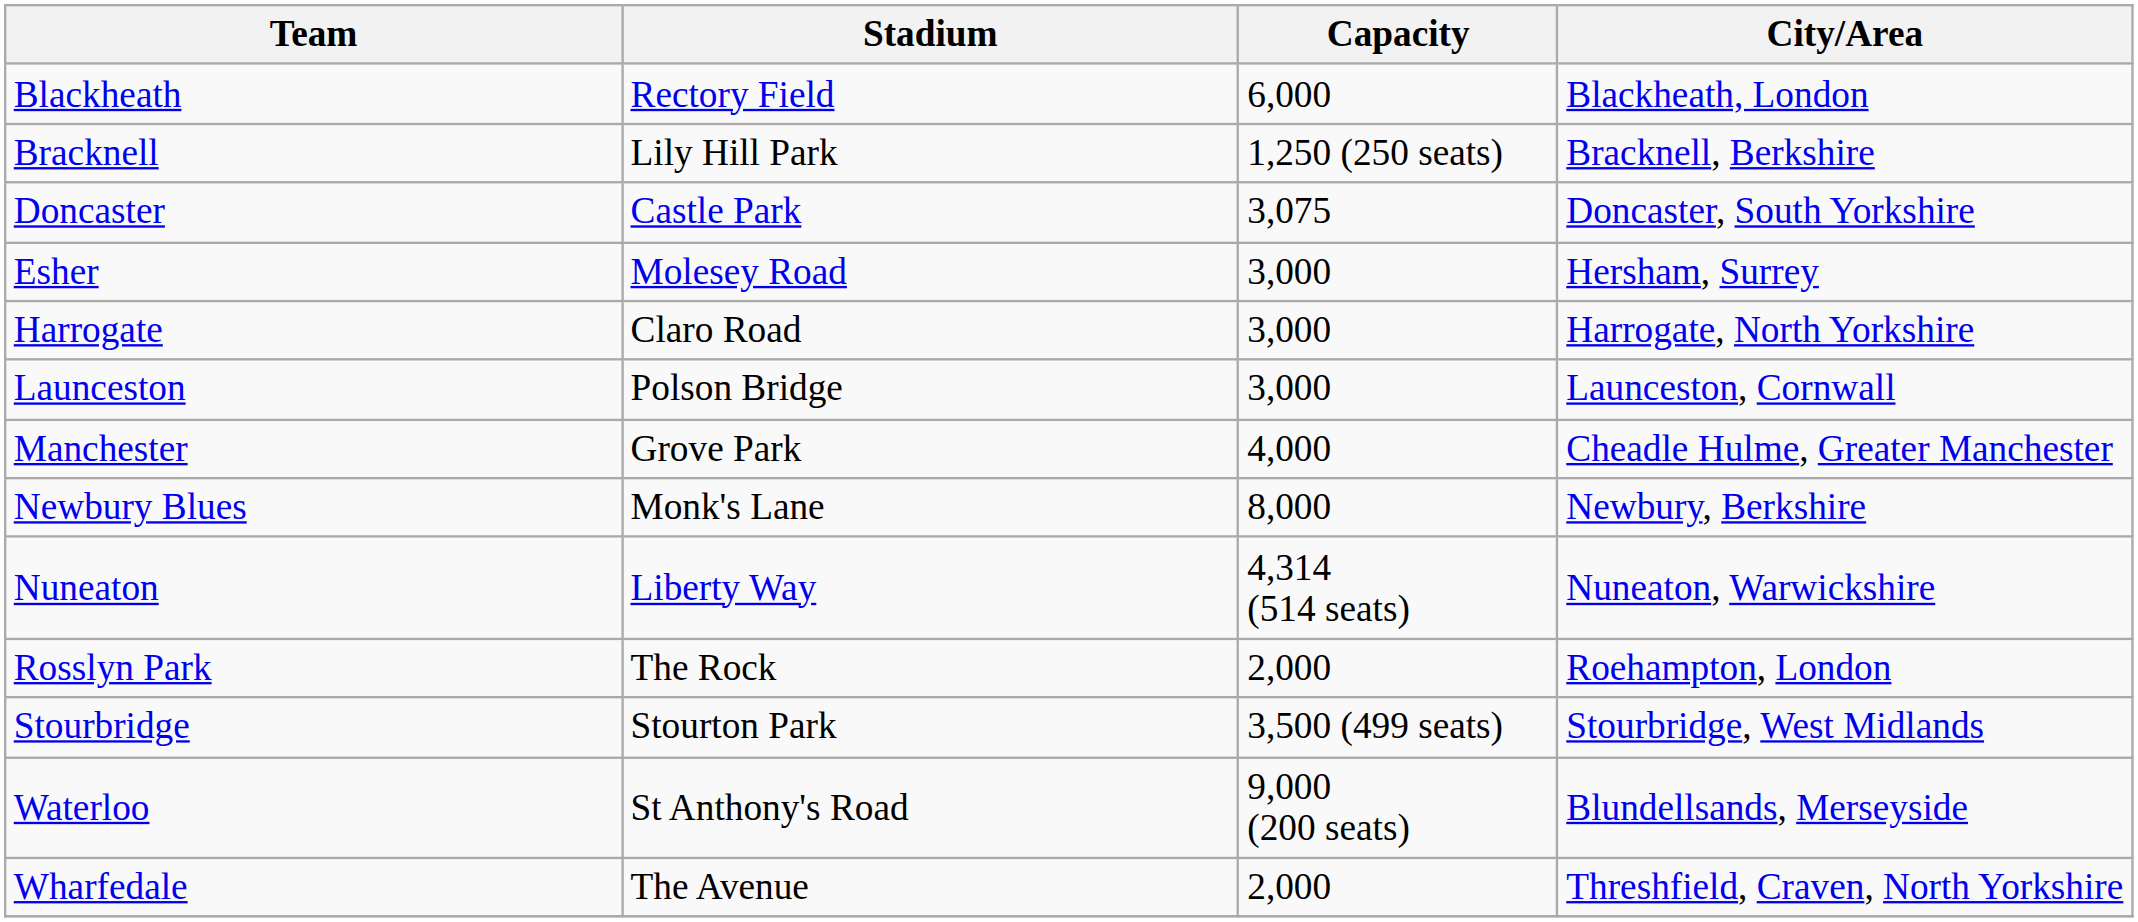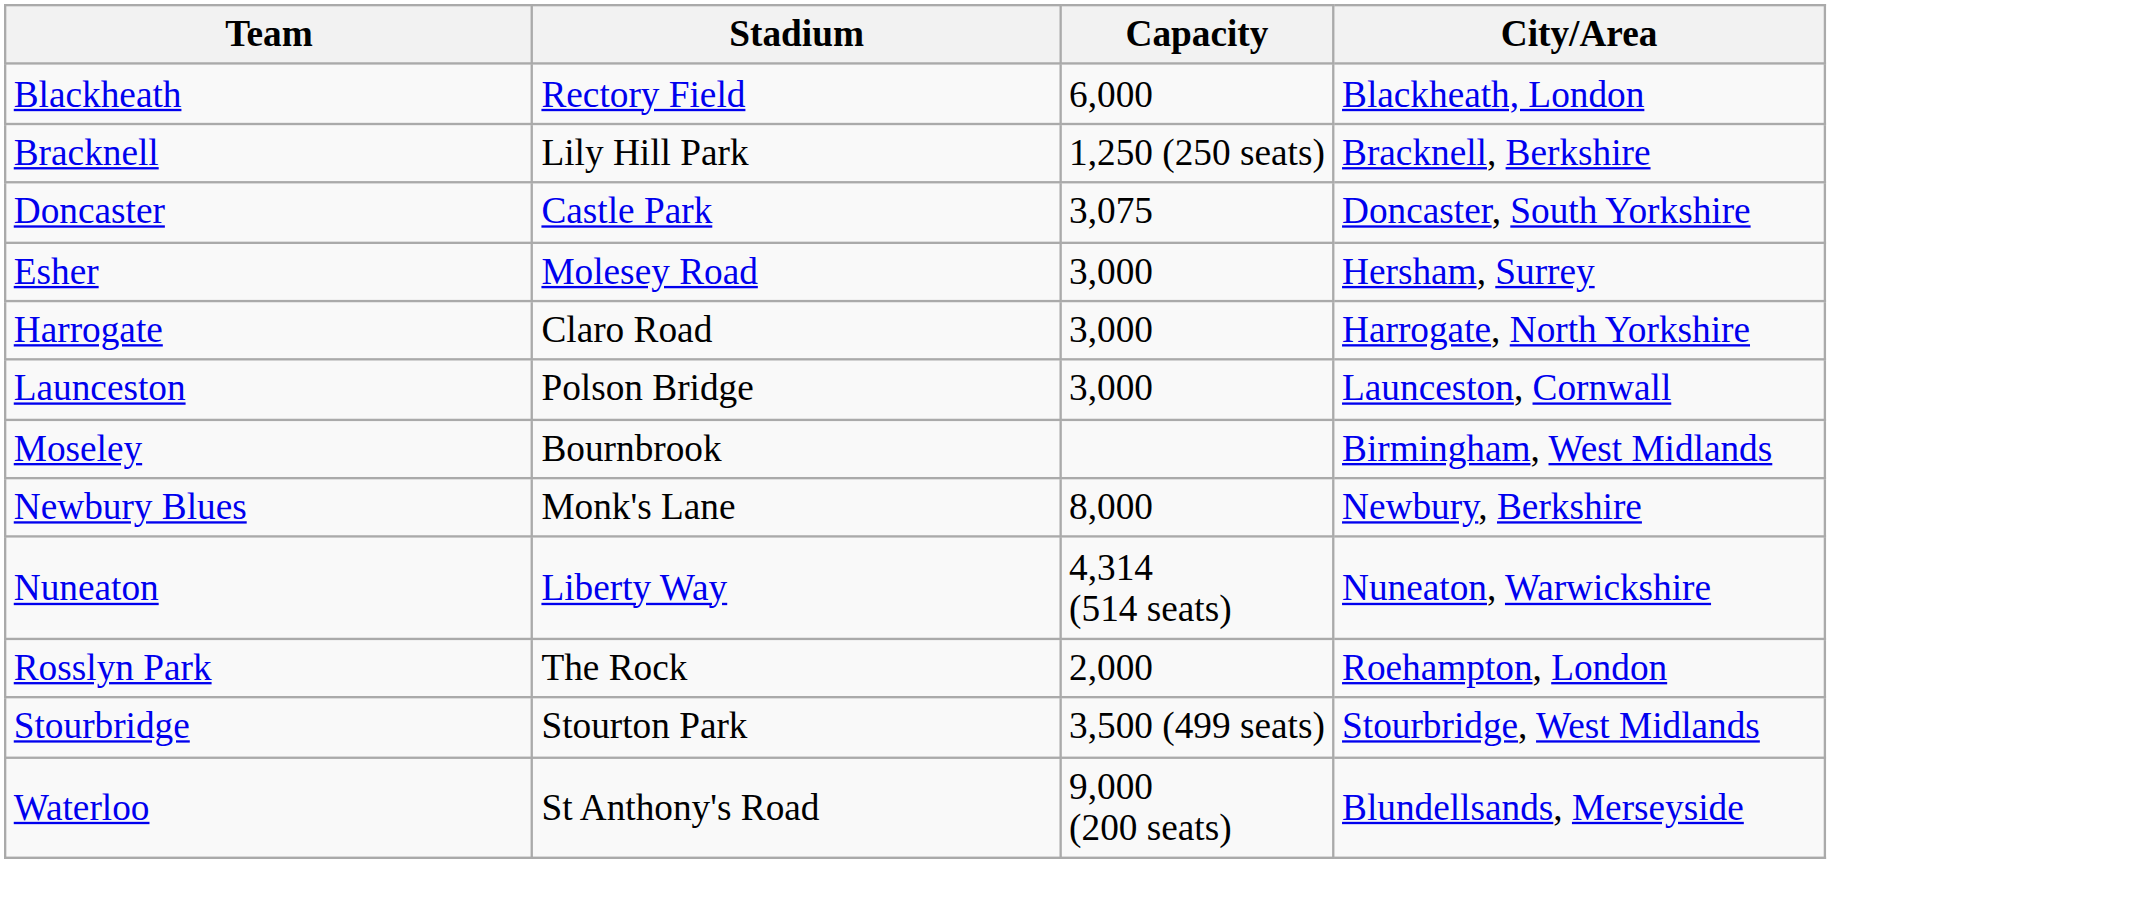- row: (101, 447)
+ row: (78, 447)
- row: (101, 886)
